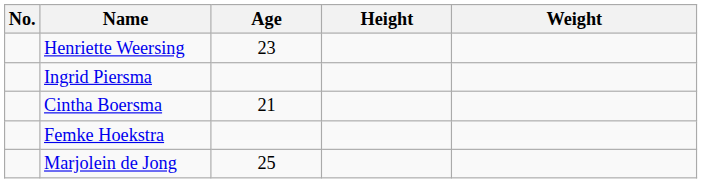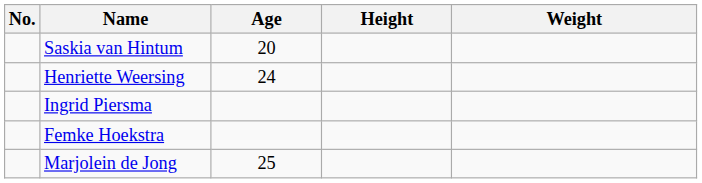+ row: (113, 47)
(267, 47) 23 -> (267, 76) 24
- row: (103, 105)
